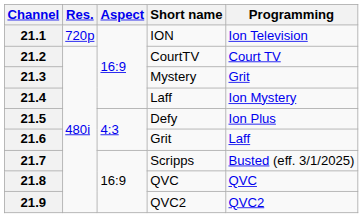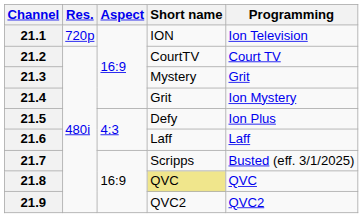(161, 98) Laff -> (161, 98) Grit
(161, 139) Grit -> (161, 139) Laff
(164, 181) no background -> (164, 181) khaki background
